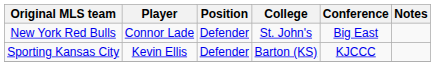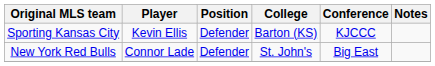rows swapped: (63, 33) <-> (63, 52)
